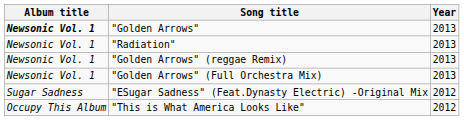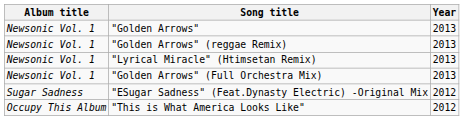(51, 28) bold -> (51, 28) normal
- row: (143, 44)
+ row: (214, 60)
